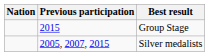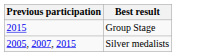- column: (21, 12)
